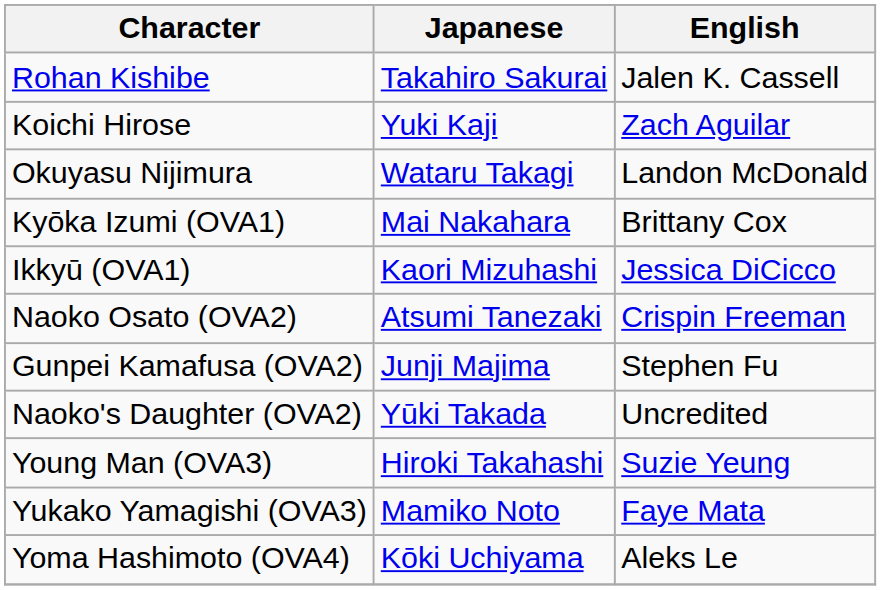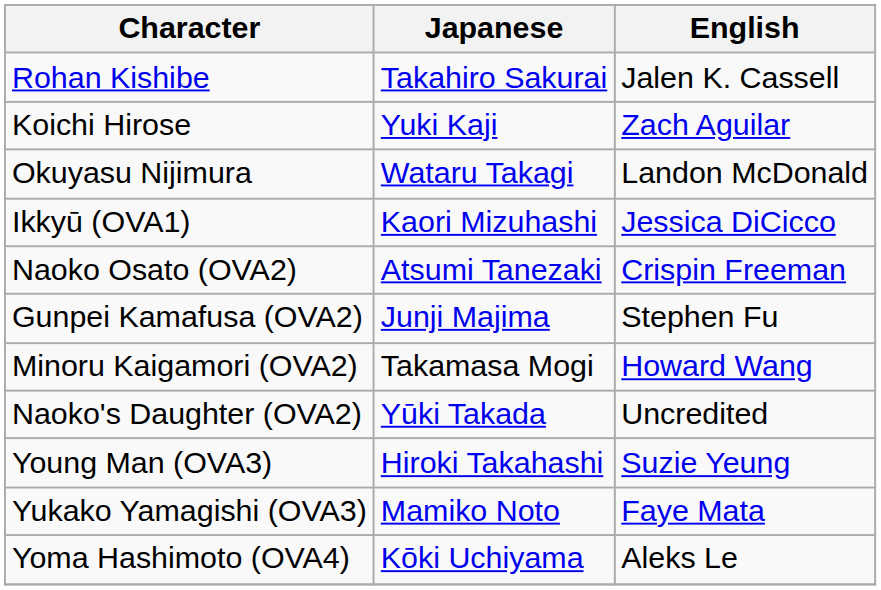- row: (149, 221)
+ row: (185, 366)
